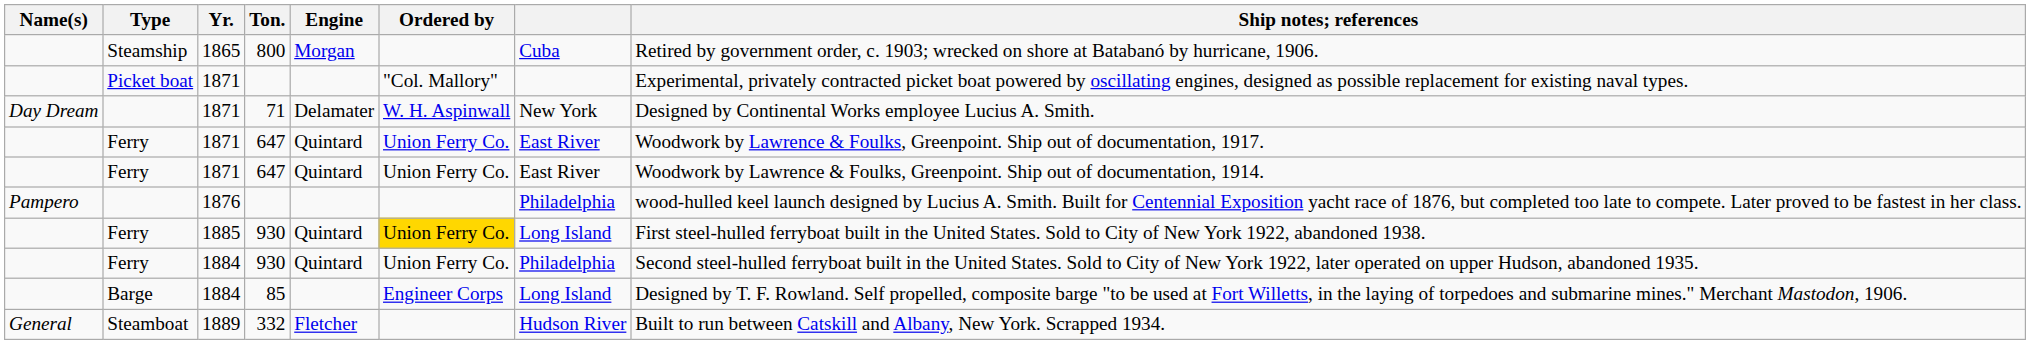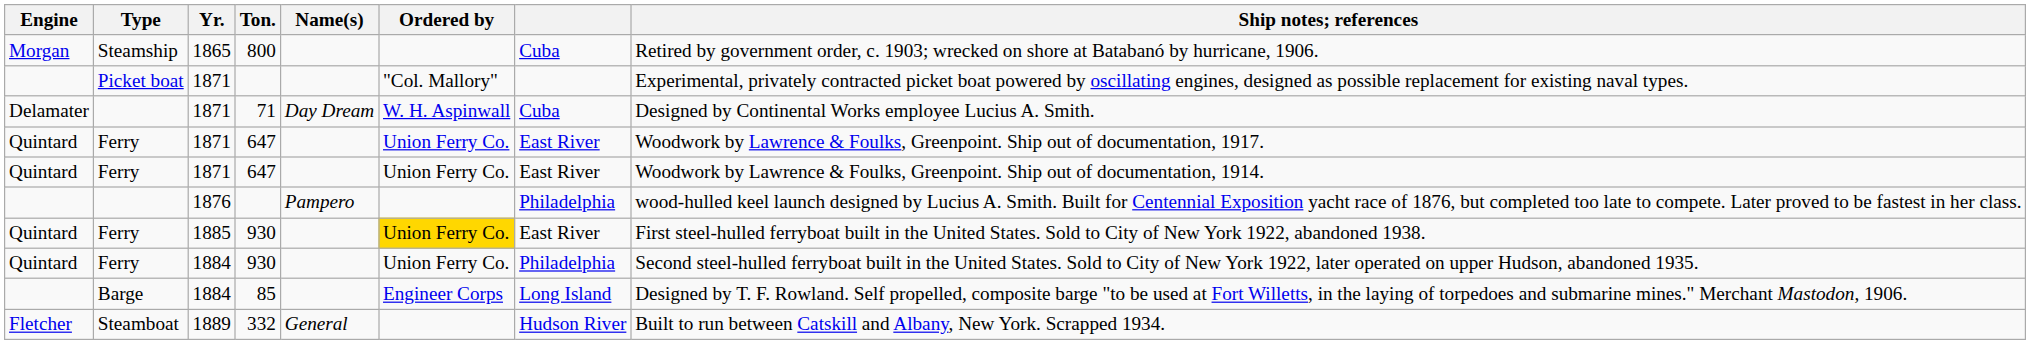columns swapped: (54, 19) <-> (334, 19)
(558, 111) New York -> (539, 111) Cuba
(565, 232) Long Island -> (559, 232) East River
